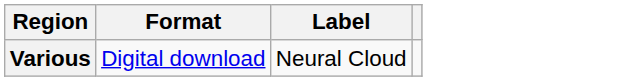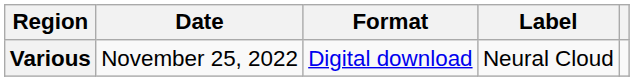+ column: (199, 22)
